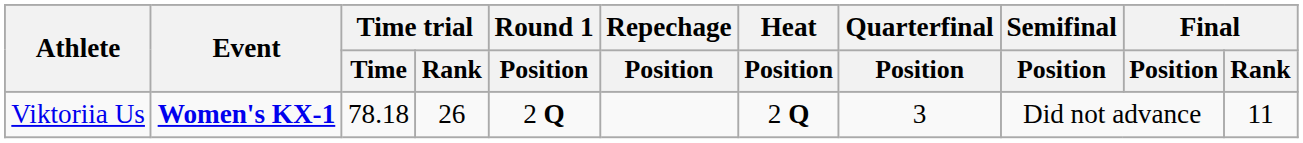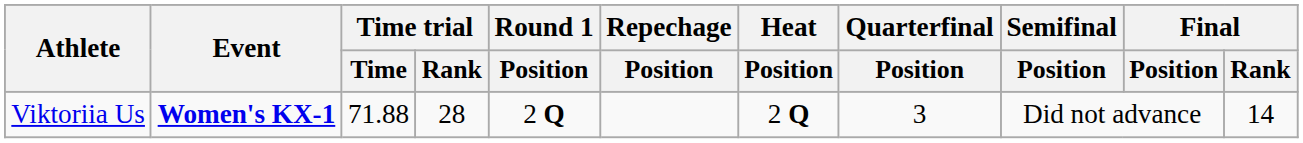(379, 114) 78.18 -> (379, 114) 71.88
(452, 114) 26 -> (452, 114) 28
(1261, 114) 11 -> (1261, 114) 14
